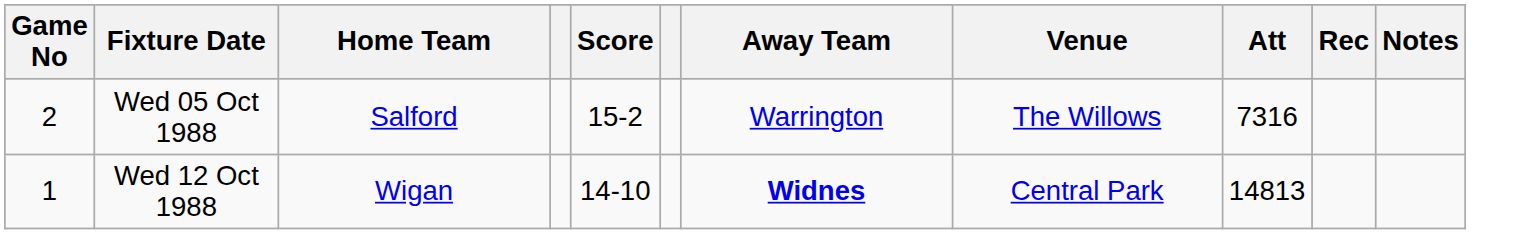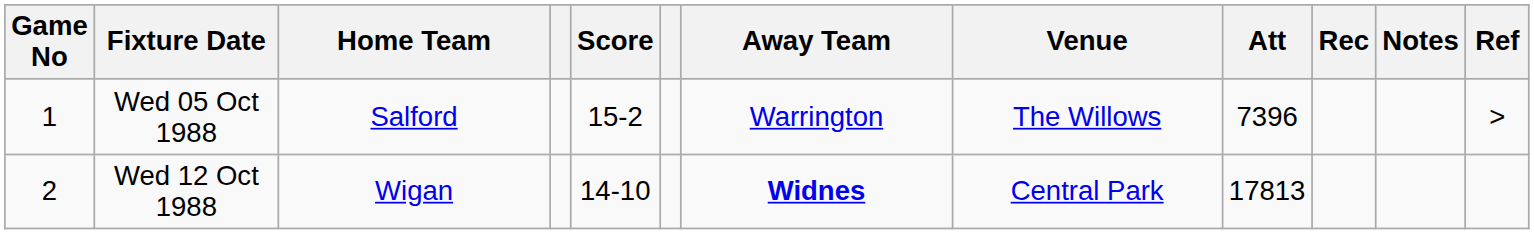+ column: (1497, 41)
(49, 116) 2 -> (49, 116) 1
(1267, 116) 7316 -> (1267, 116) 7396
(49, 191) 1 -> (49, 191) 2
(1267, 191) 14813 -> (1267, 191) 17813
